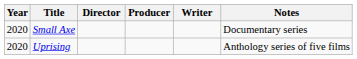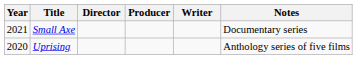(17, 29) 2020 -> (17, 29) 2021
